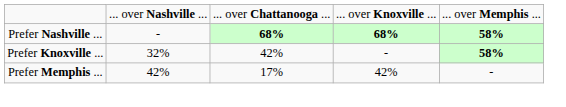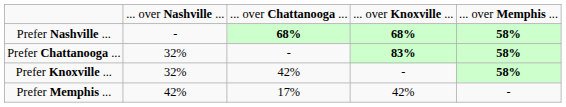+ row: (64, 53)
